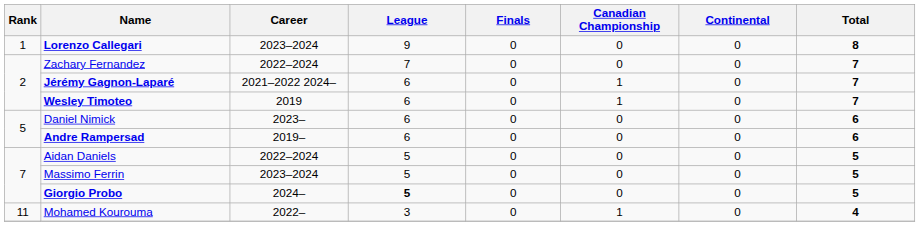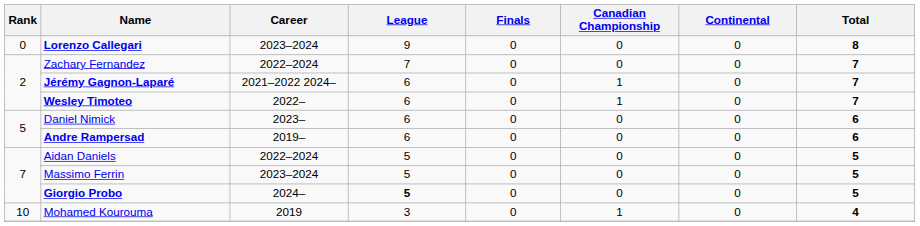(23, 45) 1 -> (23, 45) 0
(289, 100) 2019 -> (289, 100) 2022–
(23, 212) 11 -> (23, 212) 10
(289, 212) 2022– -> (289, 212) 2019
